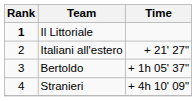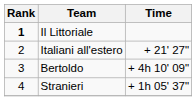(159, 68) + 1h 05' 37" -> (159, 68) + 4h 10' 09"
(159, 86) + 4h 10' 09" -> (159, 86) + 1h 05' 37"
